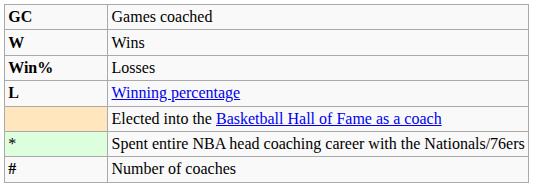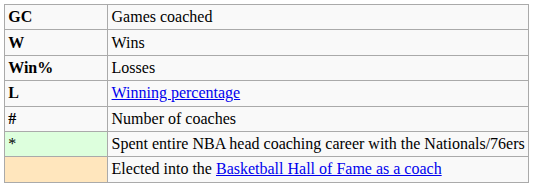rows swapped: (174, 169) <-> (277, 118)
